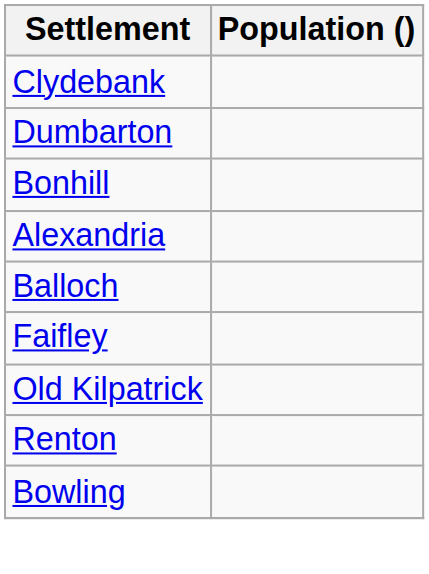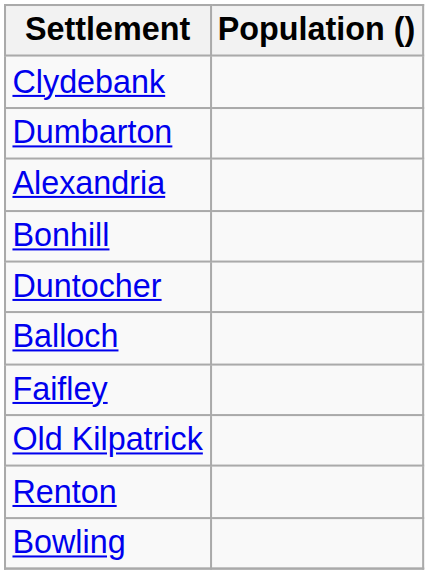rows swapped: (61, 183) <-> (89, 235)
+ row: (87, 286)
